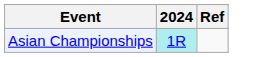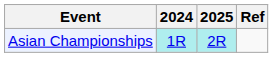+ column: (217, 17)
